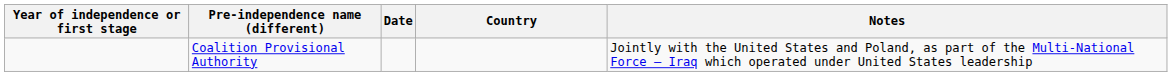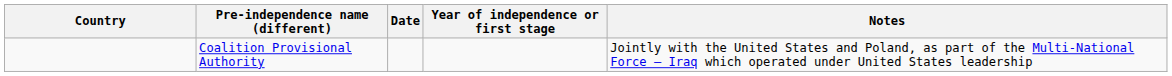columns swapped: (511, 21) <-> (97, 21)
